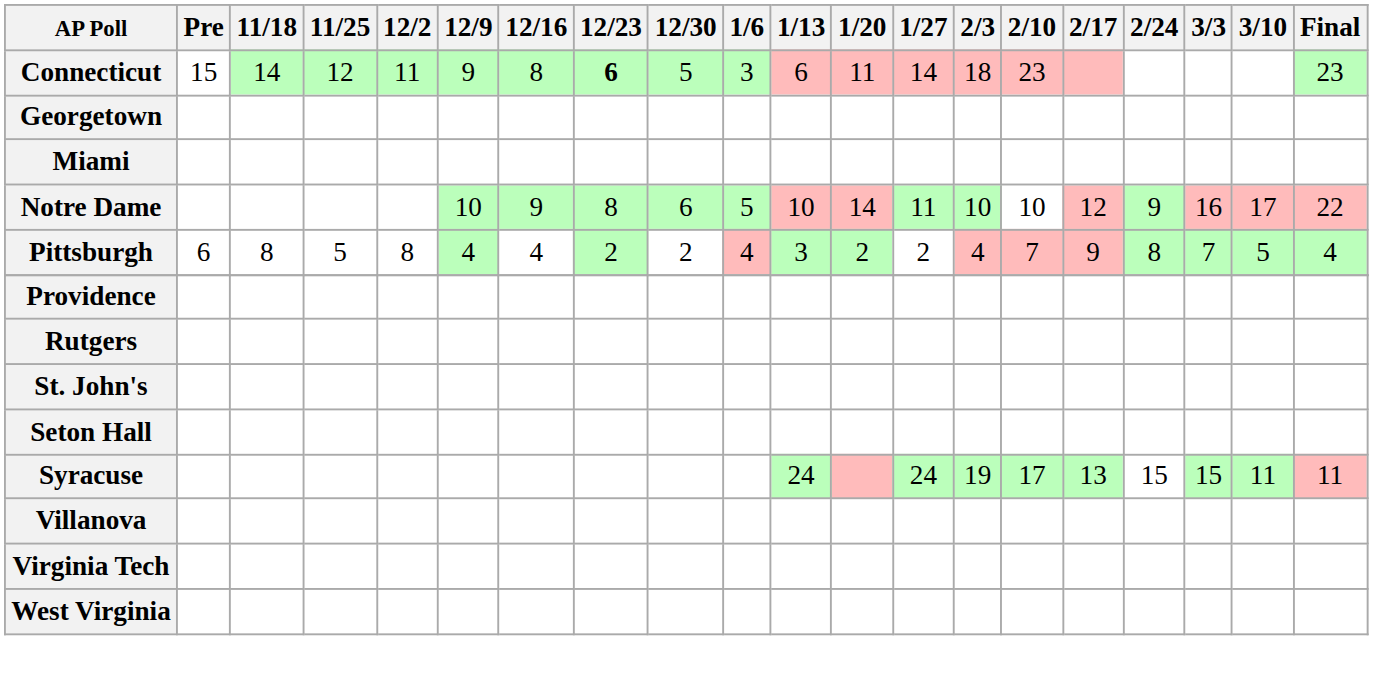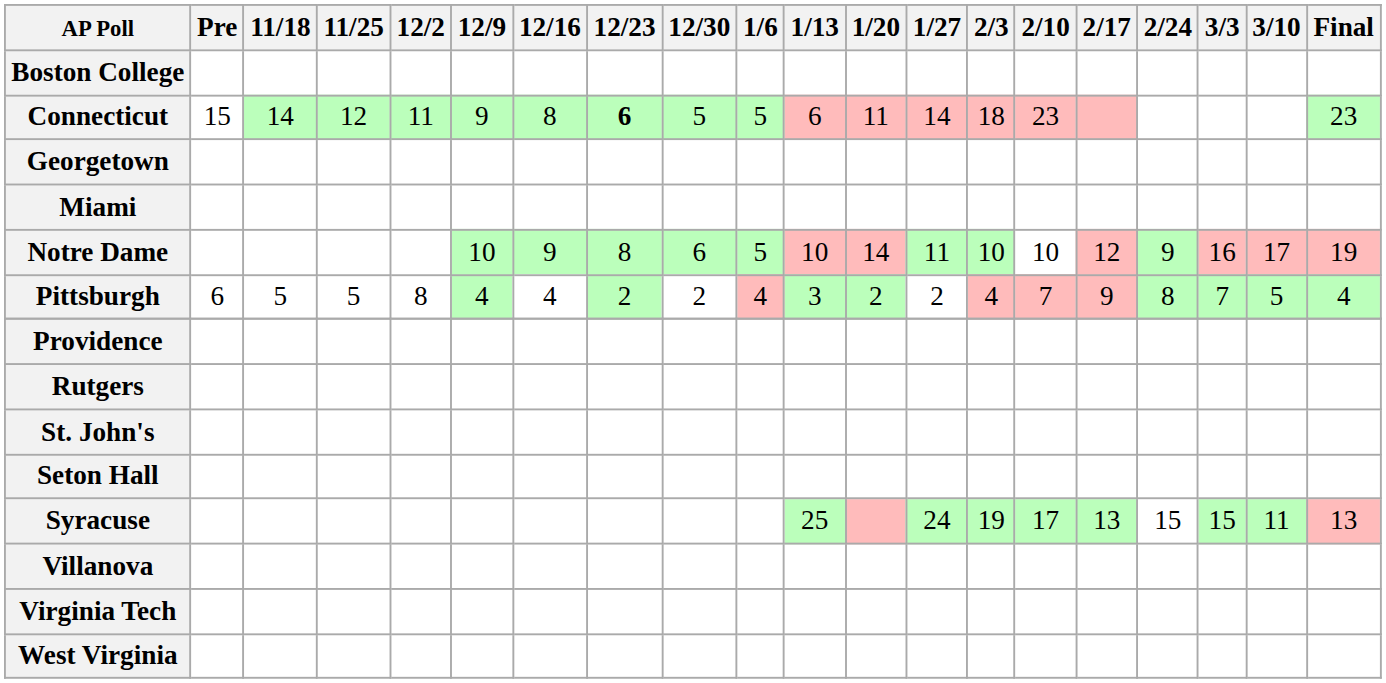+ row: (98, 72)
(747, 72) 3 -> (760, 117) 5
(1330, 206) 22 -> (1344, 251) 19
(267, 251) 8 -> (280, 296) 5
(801, 476) 24 -> (815, 521) 25
(1330, 476) 11 -> (1344, 521) 13
